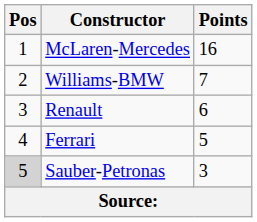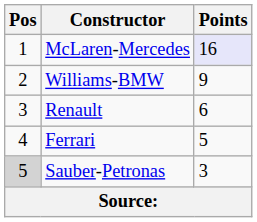(208, 49) no background -> (208, 49) lavender background
(203, 79) 7 -> (203, 79) 9
